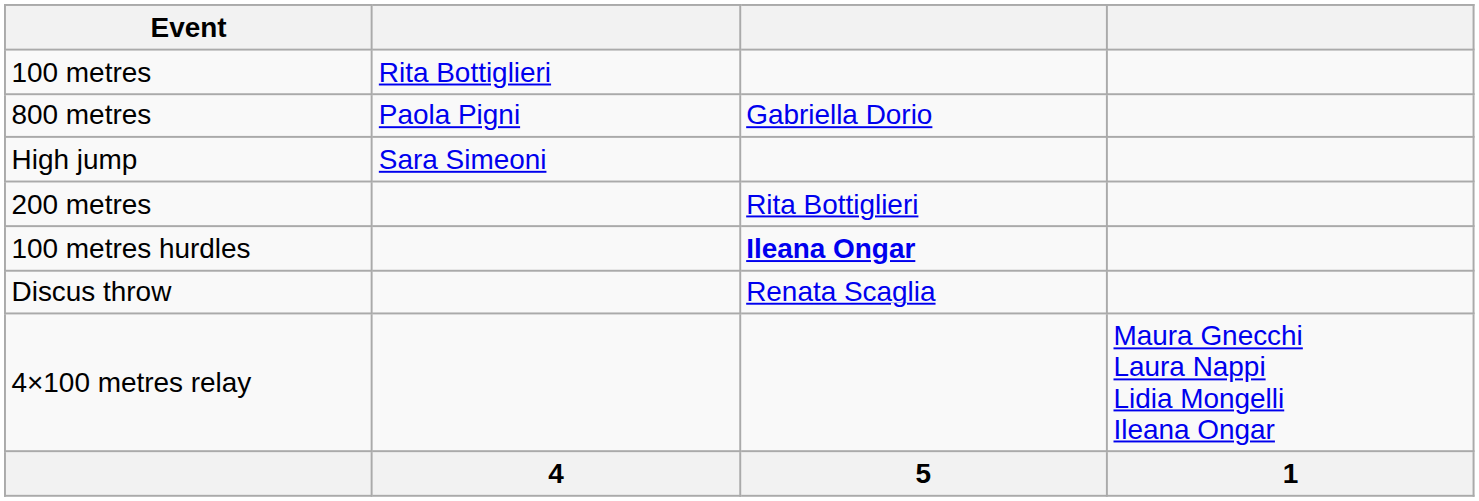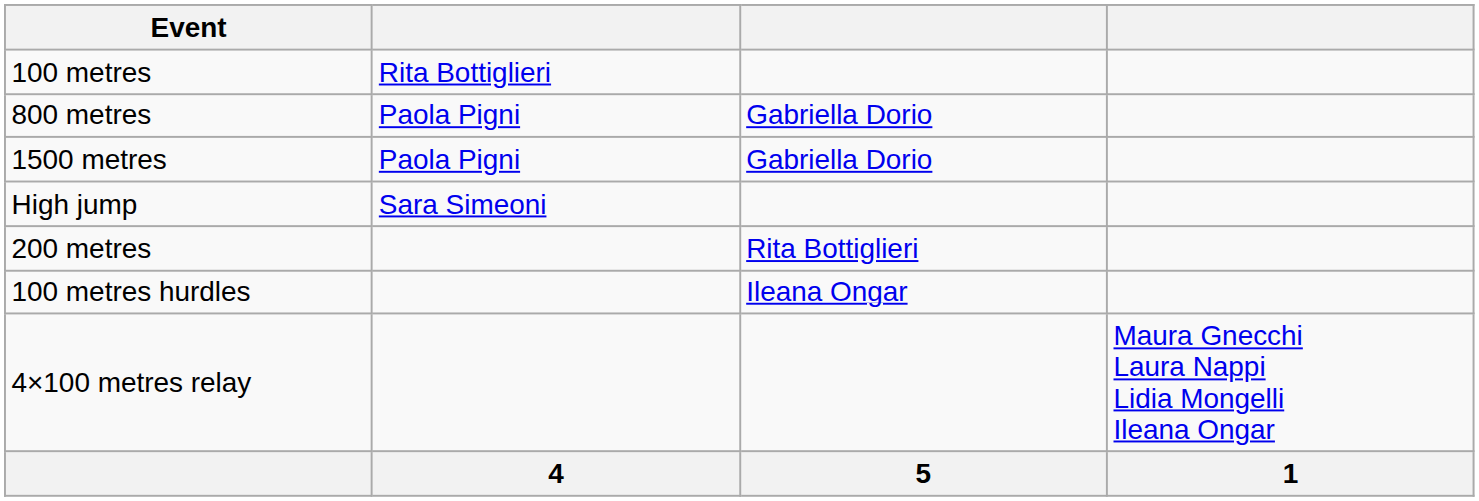+ row: (89, 160)
(831, 248) bold -> (827, 292) normal
- row: (91, 292)
